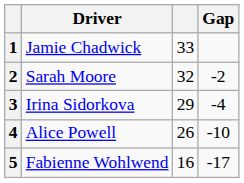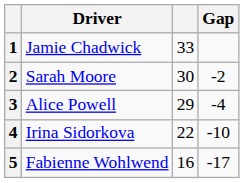(185, 75) 32 -> (185, 75) 30
(80, 104) Irina Sidorkova -> (71, 104) Alice Powell
(71, 133) Alice Powell -> (80, 133) Irina Sidorkova
(185, 133) 26 -> (185, 133) 22
